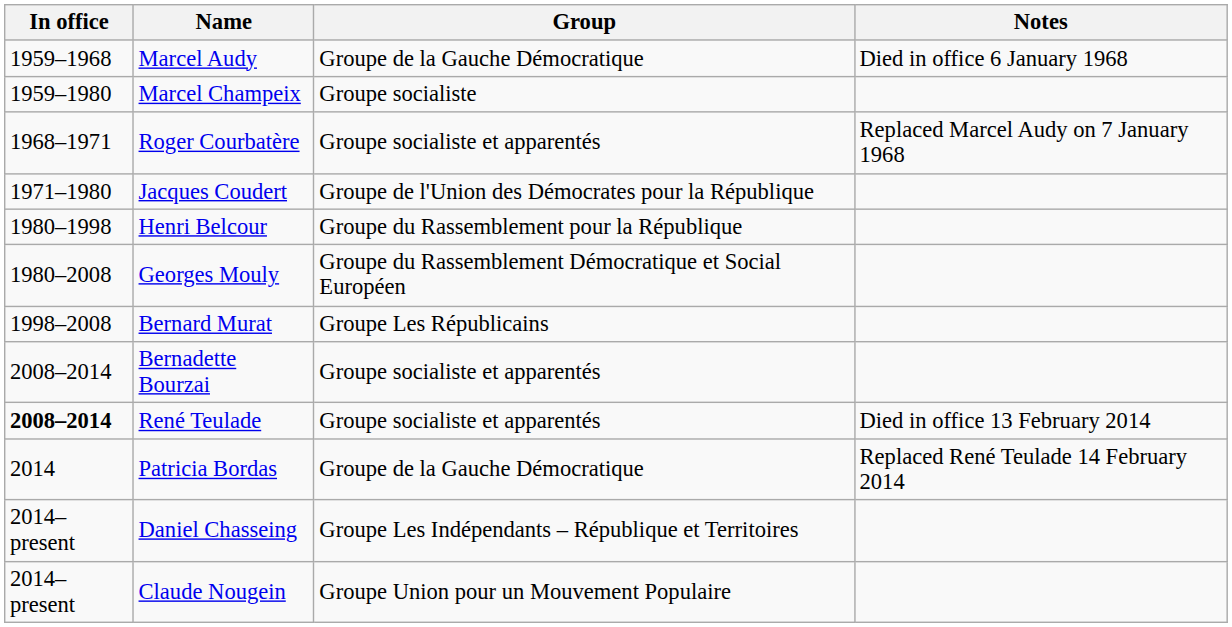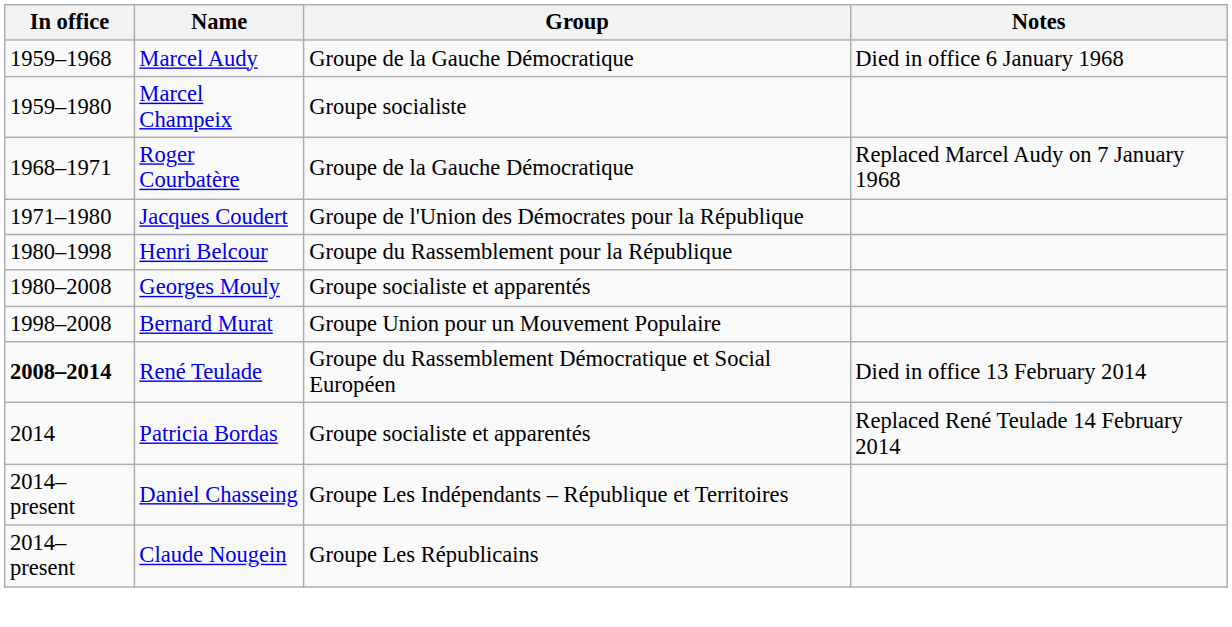(460, 142) Groupe socialiste et apparentés -> (472, 167) Groupe de la Gauche Démocratique
(550, 275) Groupe du Rassemblement Démocratique et Social Européen -> (450, 287) Groupe socialiste et apparentés
(434, 323) Groupe Les Républicains -> (515, 323) Groupe Union pour un Mouvement Populaire
- row: (187, 372)
(460, 420) Groupe socialiste et apparentés -> (540, 372) Groupe du Rassemblement Démocratique et Social Européen
(482, 469) Groupe de la Gauche Démocratique -> (450, 433) Groupe socialiste et apparentés
(525, 591) Groupe Union pour un Mouvement Populaire -> (424, 555) Groupe Les Républicains
